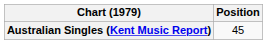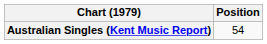(238, 30) 45 -> (238, 30) 54
